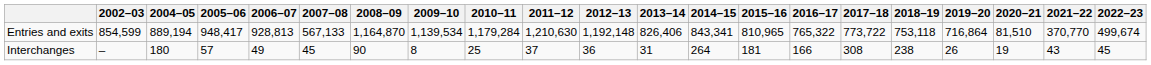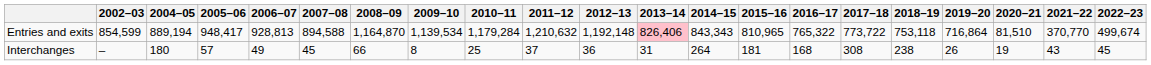(323, 32) 567,133 -> (323, 32) 894,588
(551, 32) 1,210,630 -> (551, 32) 1,210,632
(661, 32) no background -> (661, 32) pink background
(712, 32) 843,341 -> (712, 32) 843,343
(360, 50) 90 -> (360, 50) 66
(802, 50) 166 -> (802, 50) 168
